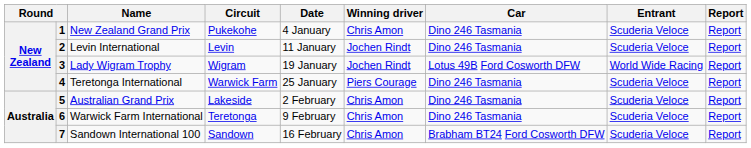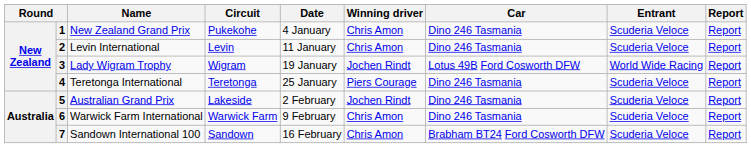(379, 48) Jochen Rindt -> (375, 48) Chris Amon
(243, 83) Warwick Farm -> (232, 83) Teretonga
(375, 100) Chris Amon -> (379, 100) Jochen Rindt
(232, 117) Teretonga -> (243, 117) Warwick Farm
